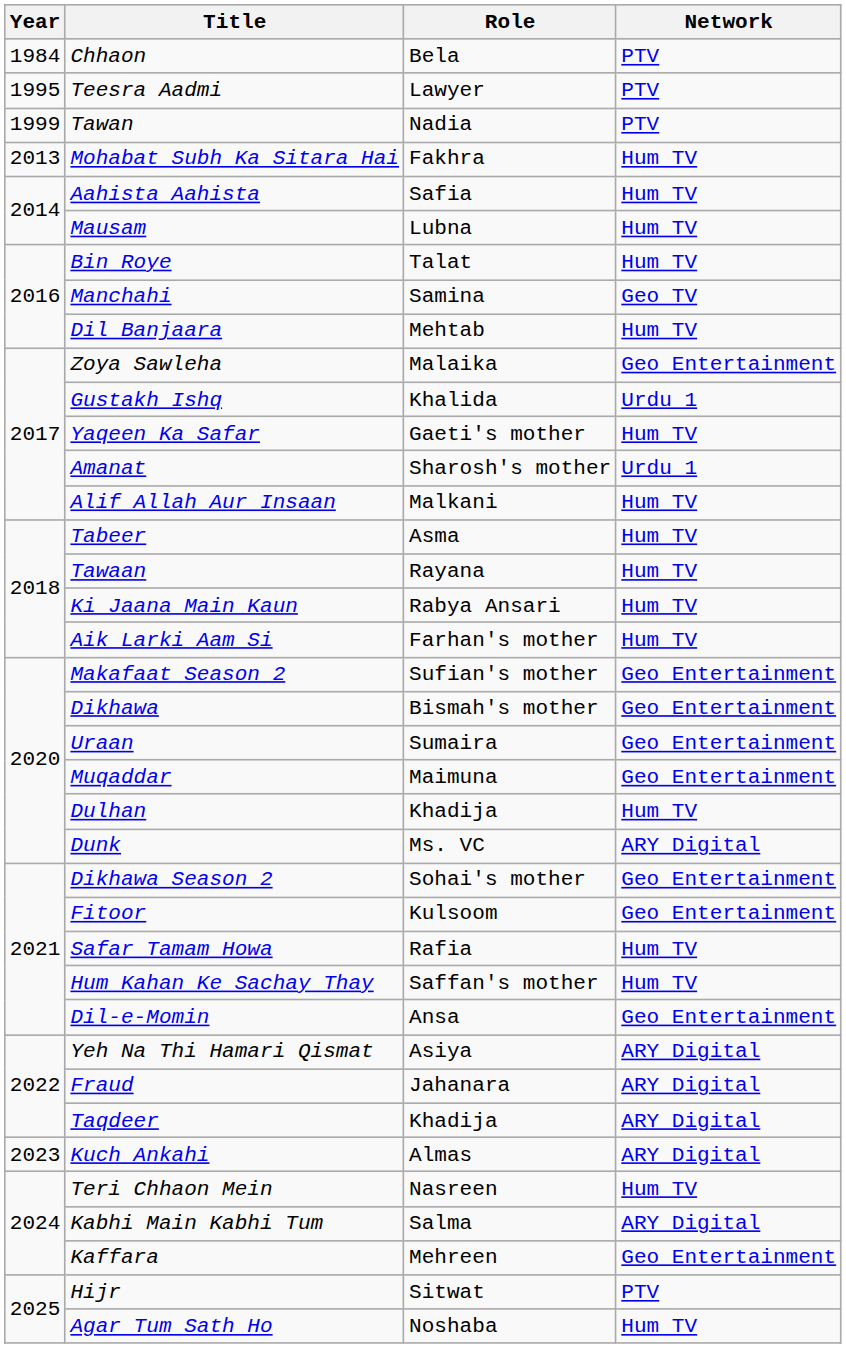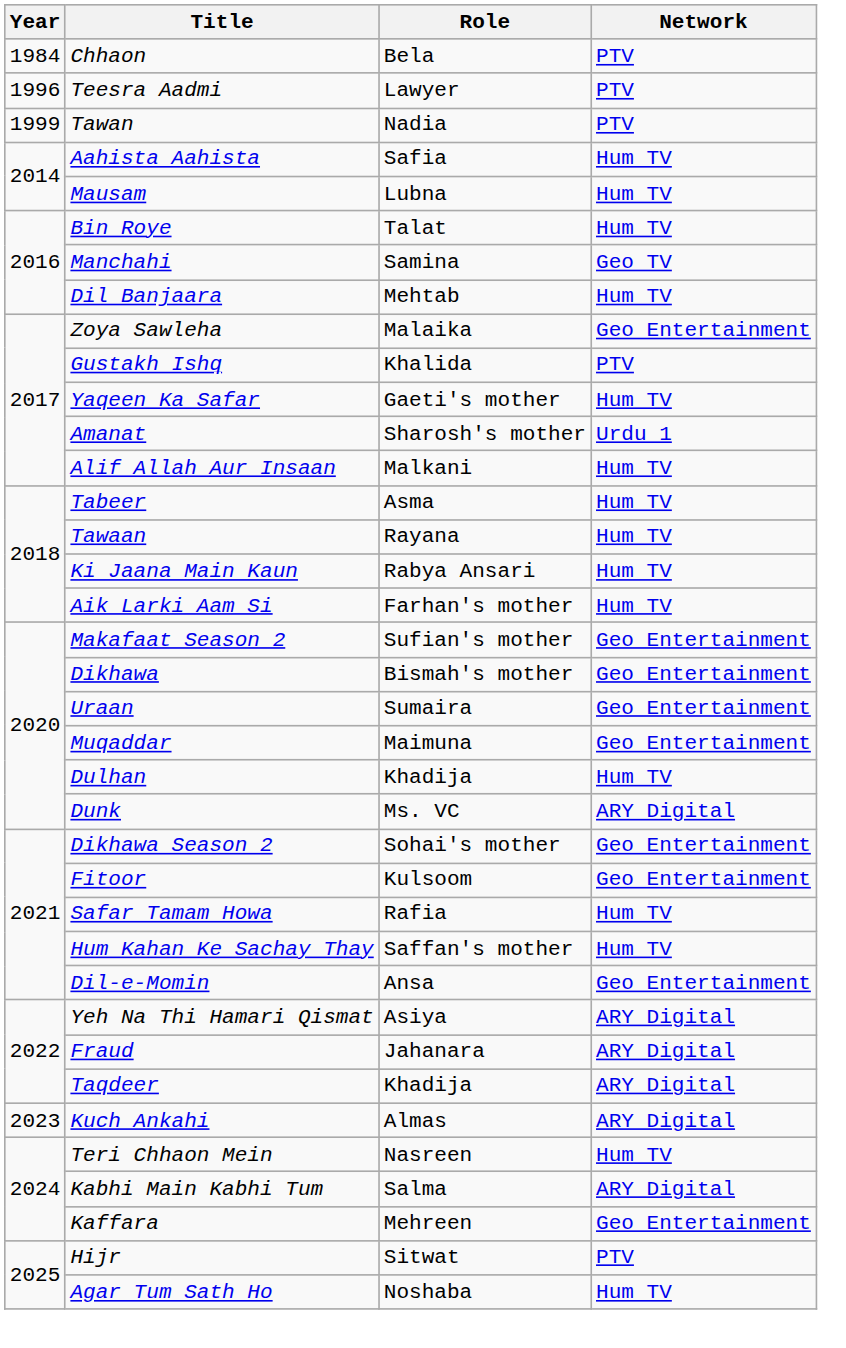(35, 91) 1995 -> (35, 91) 1996
- row: (235, 159)
(659, 400) Urdu 1 -> (615, 365) PTV
